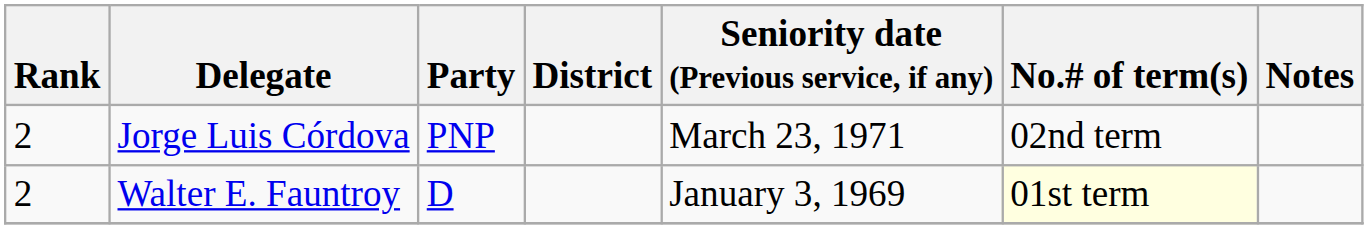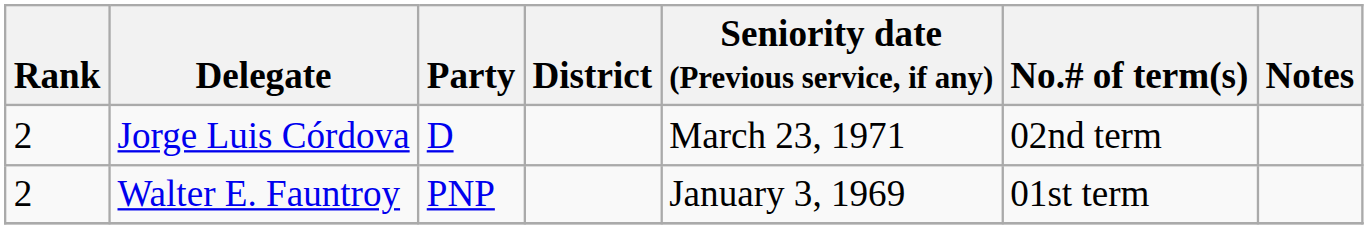(461, 134) PNP -> (440, 134) D
(440, 193) D -> (461, 193) PNP
(1080, 193) lightyellow background -> (1080, 193) no background
